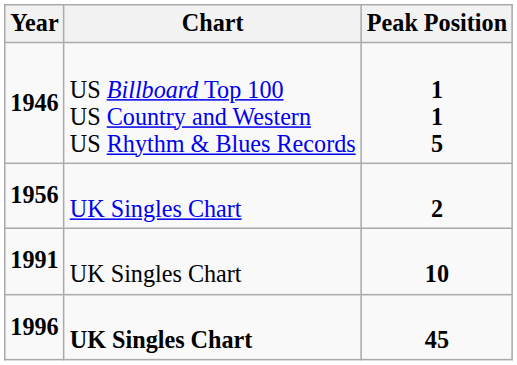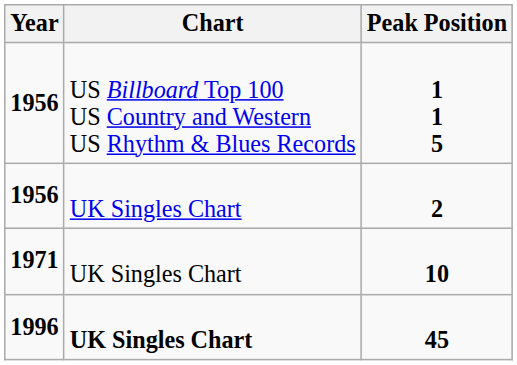(34, 102) 1946 -> (34, 102) 1956
(34, 260) 1991 -> (34, 260) 1971
